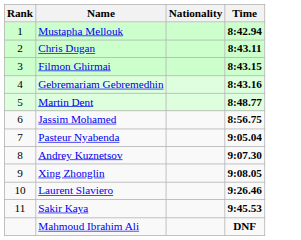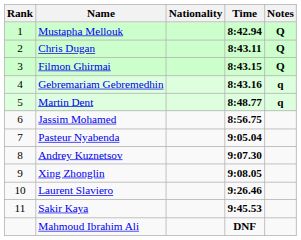+ column: (280, 13)
